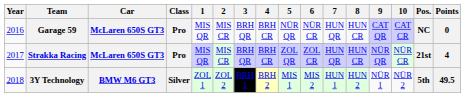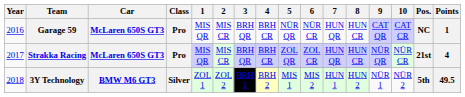(447, 30) 0 -> (447, 30) 1
